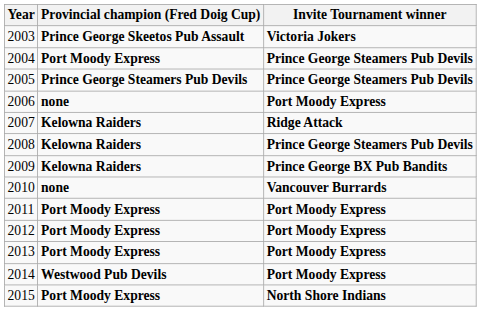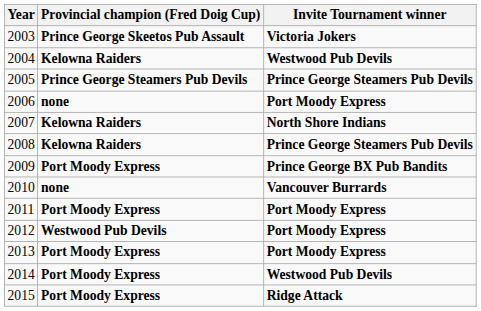(101, 58) Port Moody Express -> (91, 58) Kelowna Raiders
(370, 58) Prince George Steamers Pub Devils -> (329, 58) Westwood Pub Devils
(305, 123) Ridge Attack -> (326, 123) North Shore Indians
(91, 166) Kelowna Raiders -> (101, 166) Port Moody Express
(101, 230) Port Moody Express -> (104, 230) Westwood Pub Devils
(104, 274) Westwood Pub Devils -> (101, 274) Port Moody Express
(326, 274) Port Moody Express -> (329, 274) Westwood Pub Devils
(326, 295) North Shore Indians -> (305, 295) Ridge Attack
